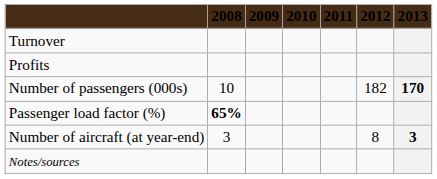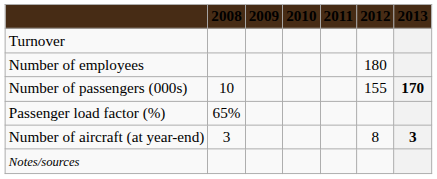- row: (29, 64)
+ row: (76, 64)
(375, 88) 182 -> (375, 88) 155
(227, 112) bold -> (227, 112) normal
